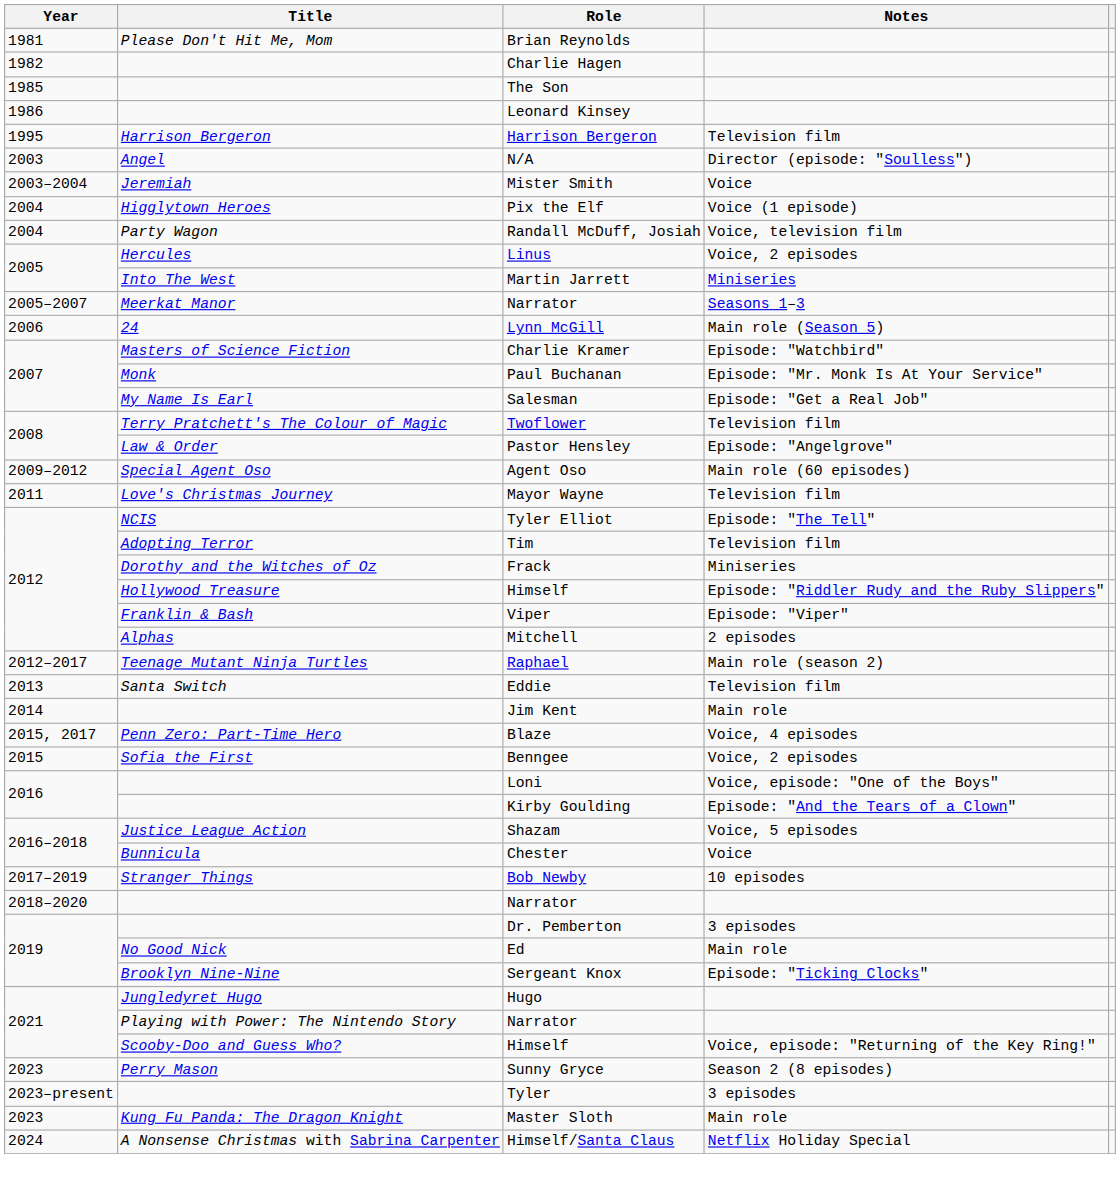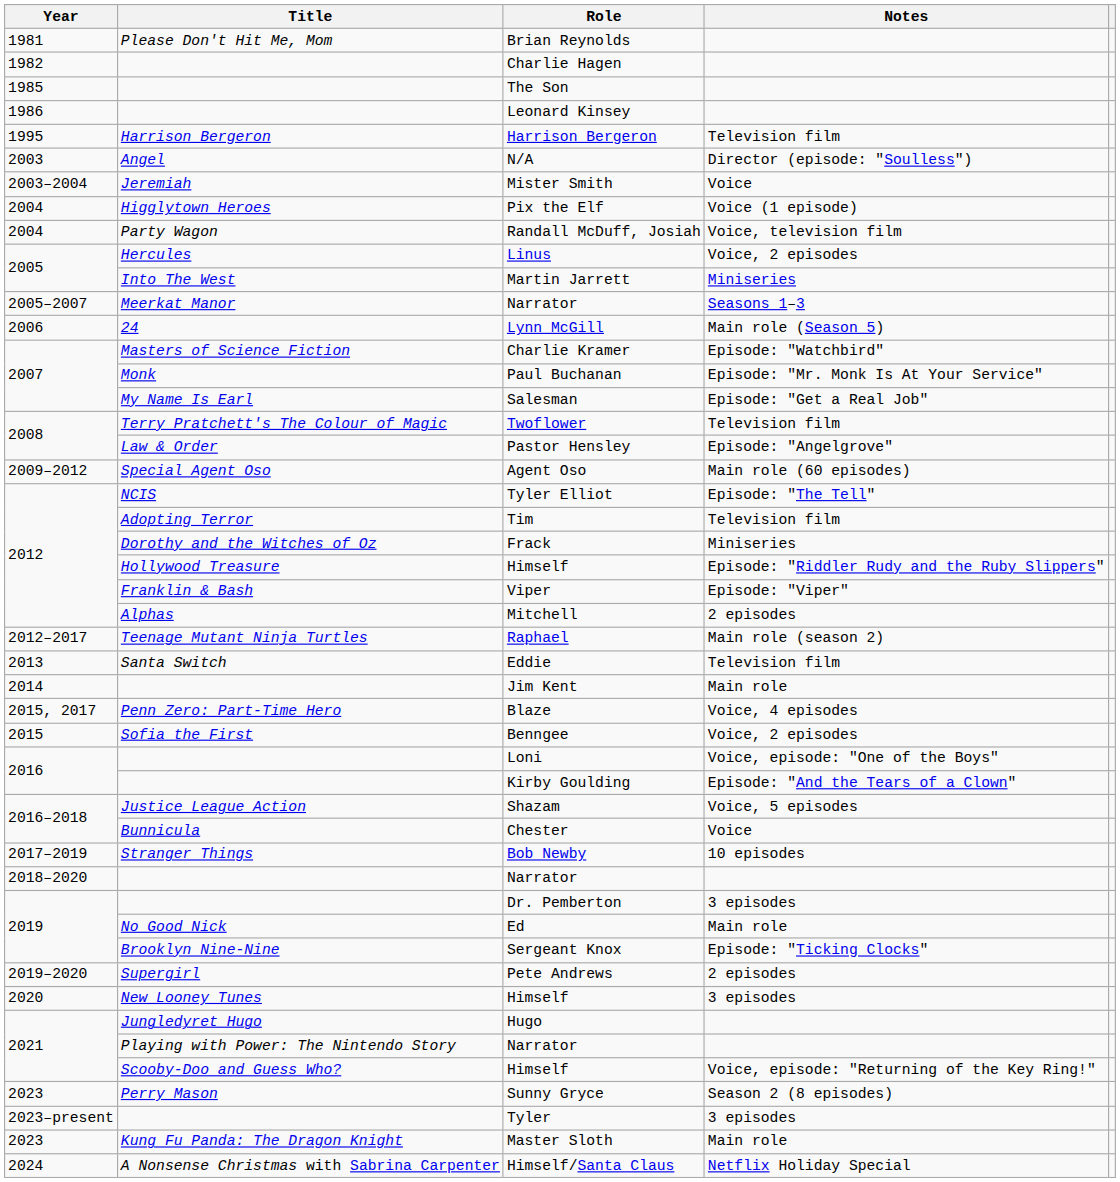- row: (227, 495)
+ row: (161, 974)
+ row: (191, 998)
